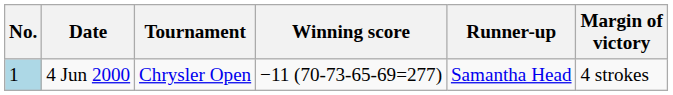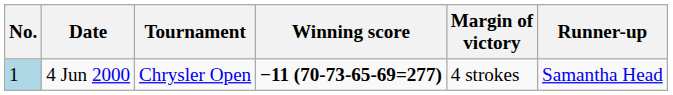columns swapped: (622, 31) <-> (511, 31)
(351, 74) normal -> (351, 74) bold
